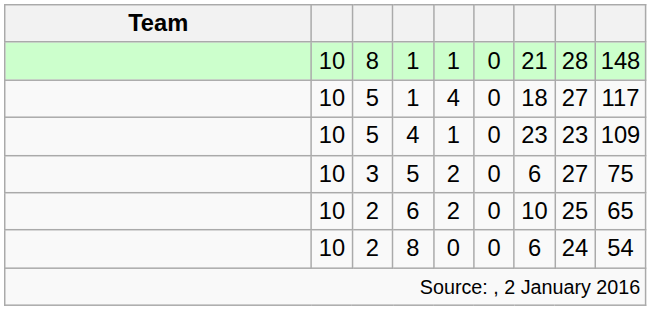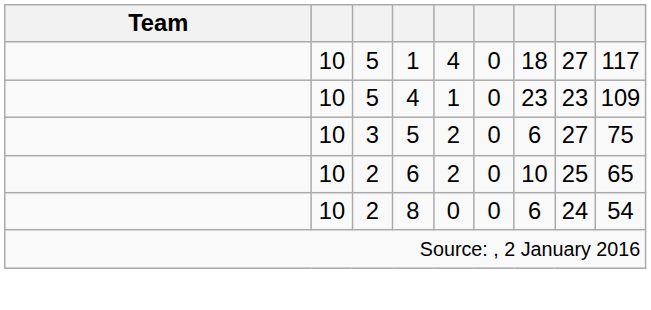- row: (372, 60)
